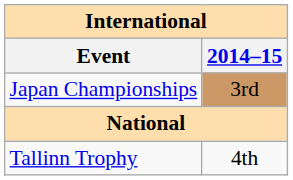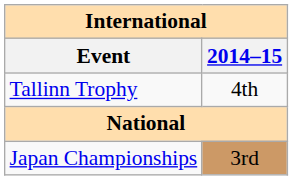rows swapped: (73, 157) <-> (103, 89)
